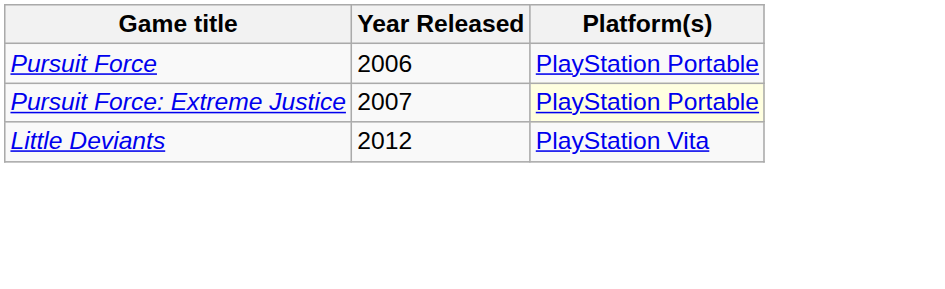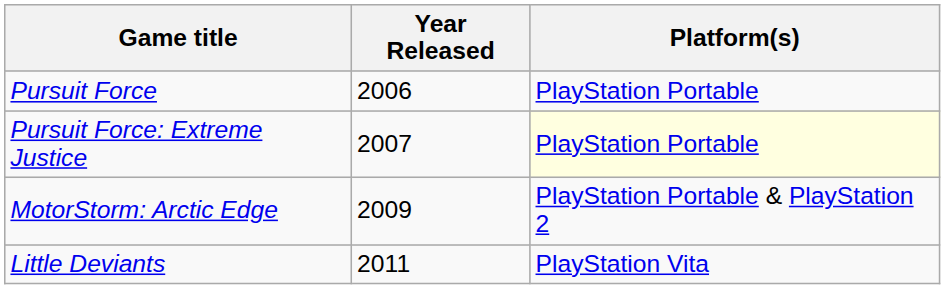+ row: (144, 210)
(385, 141) 2012 -> (384, 263) 2011
